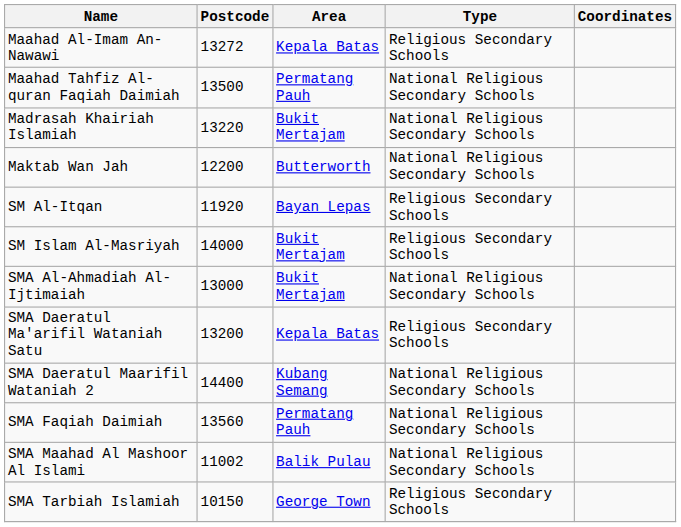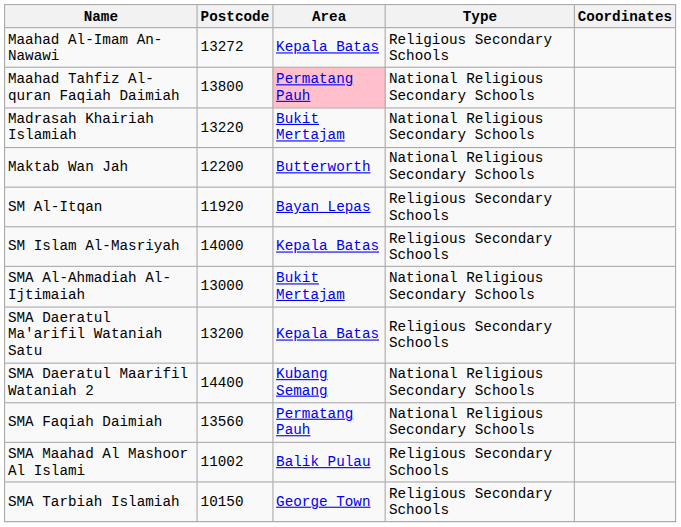(222, 88) 13500 -> (222, 88) 13800
(315, 88) no background -> (315, 88) pink background
(310, 247) Bukit Mertajam -> (328, 247) Kepala Batas
(466, 462) National Religious Secondary Schools -> (470, 462) Religious Secondary Schools
